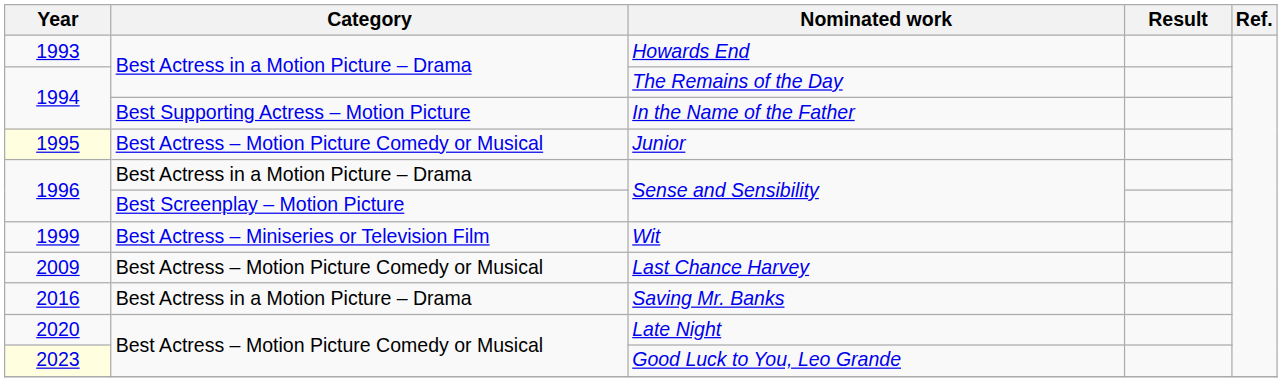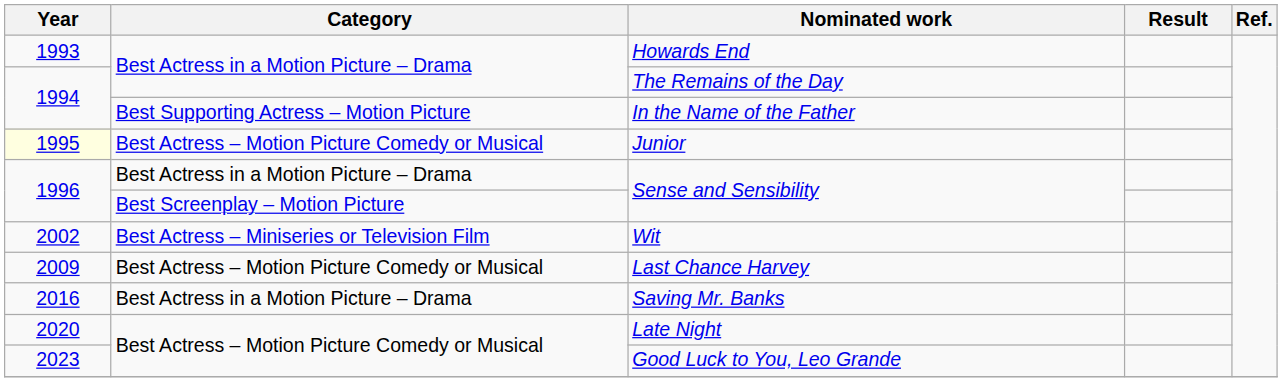(58, 236) 1999 -> (58, 236) 2002
(58, 360) lightyellow background -> (58, 360) no background
